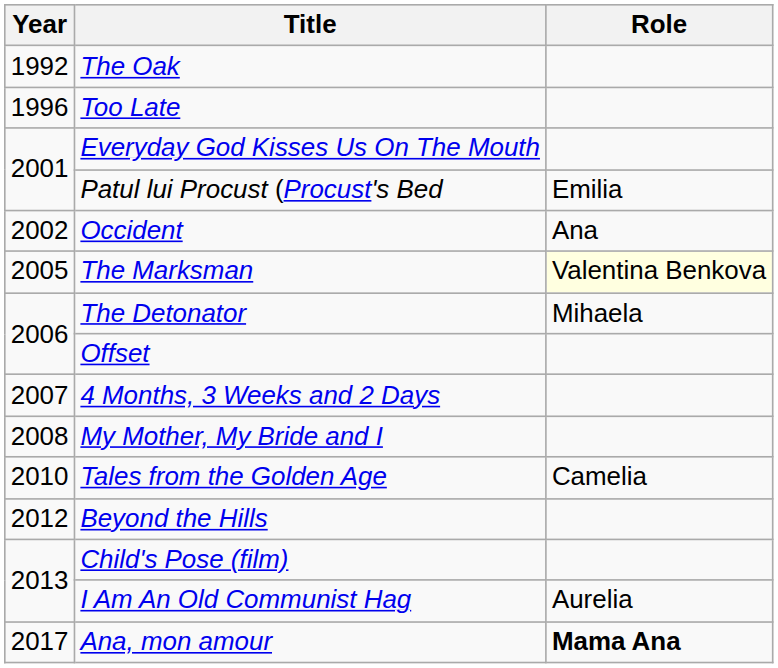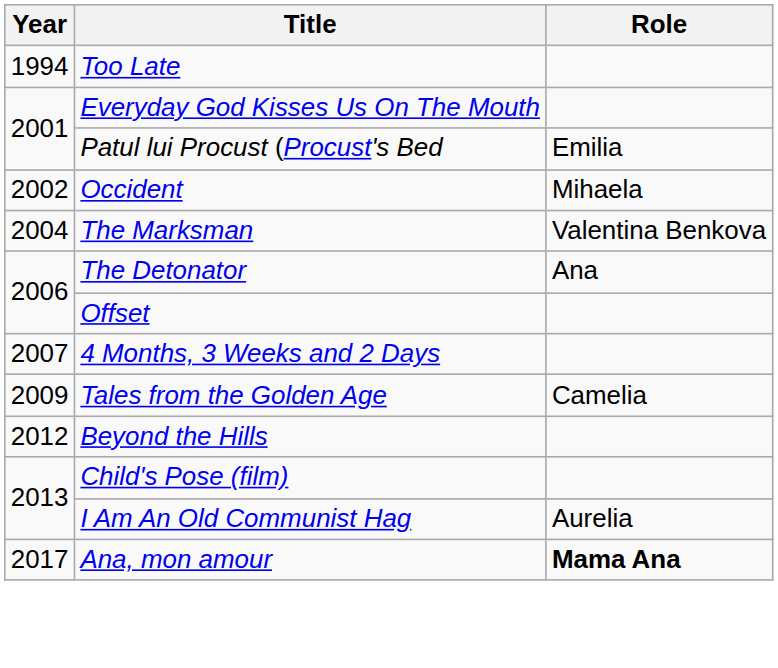- row: (130, 66)
(40, 107) 1996 -> (40, 66) 1994
(575, 230) Ana -> (597, 189) Mihaela
(40, 271) 2005 -> (40, 230) 2004
(659, 271) lightyellow background -> (659, 230) no background
(597, 312) Mihaela -> (575, 271) Ana
- row: (232, 436)
(40, 477) 2010 -> (40, 395) 2009
